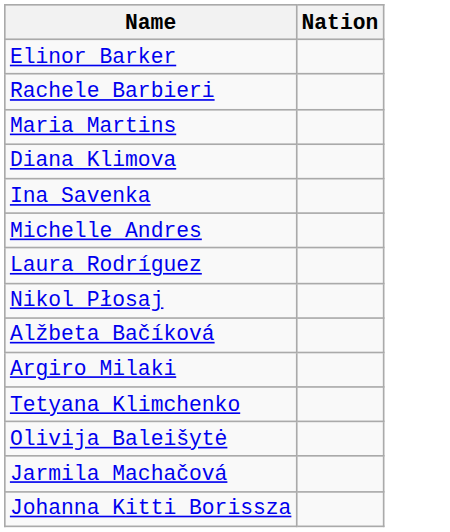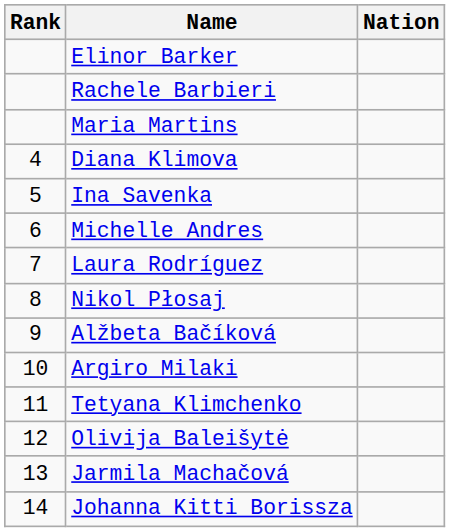+ column: (35, 22)
